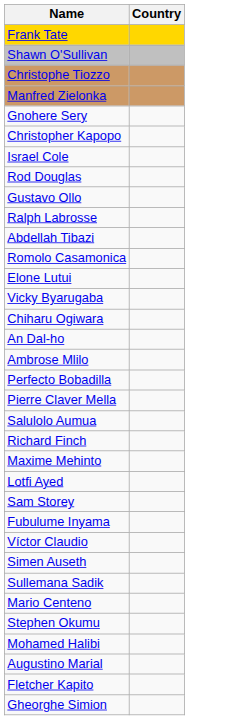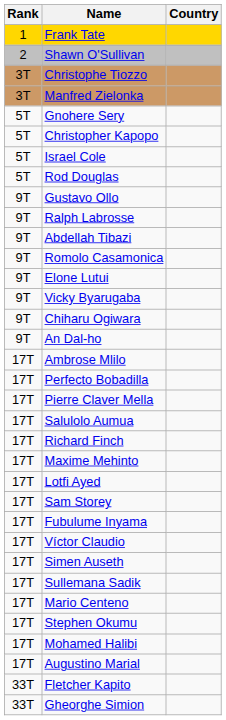+ column: (23, 14)
